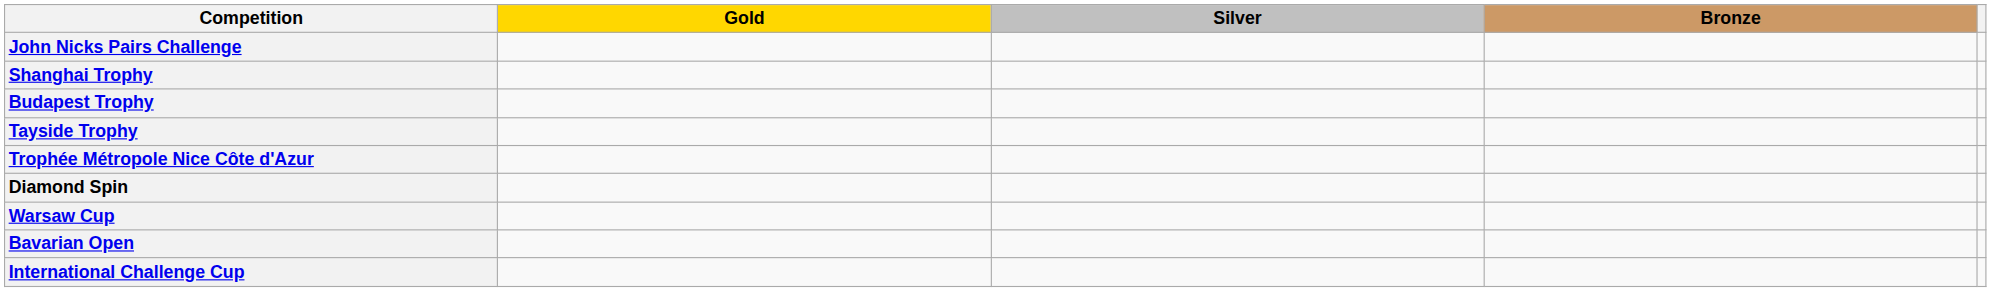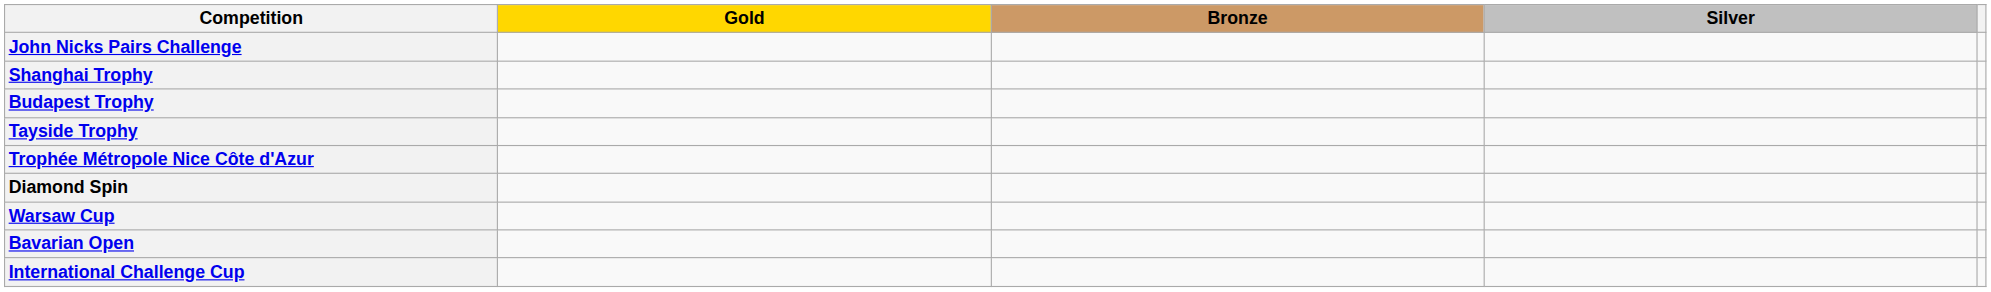columns swapped: (1238, 18) <-> (1731, 18)
